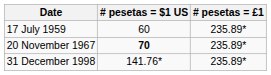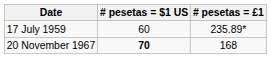(228, 45) 235.89* -> (228, 45) 168
- row: (51, 62)
